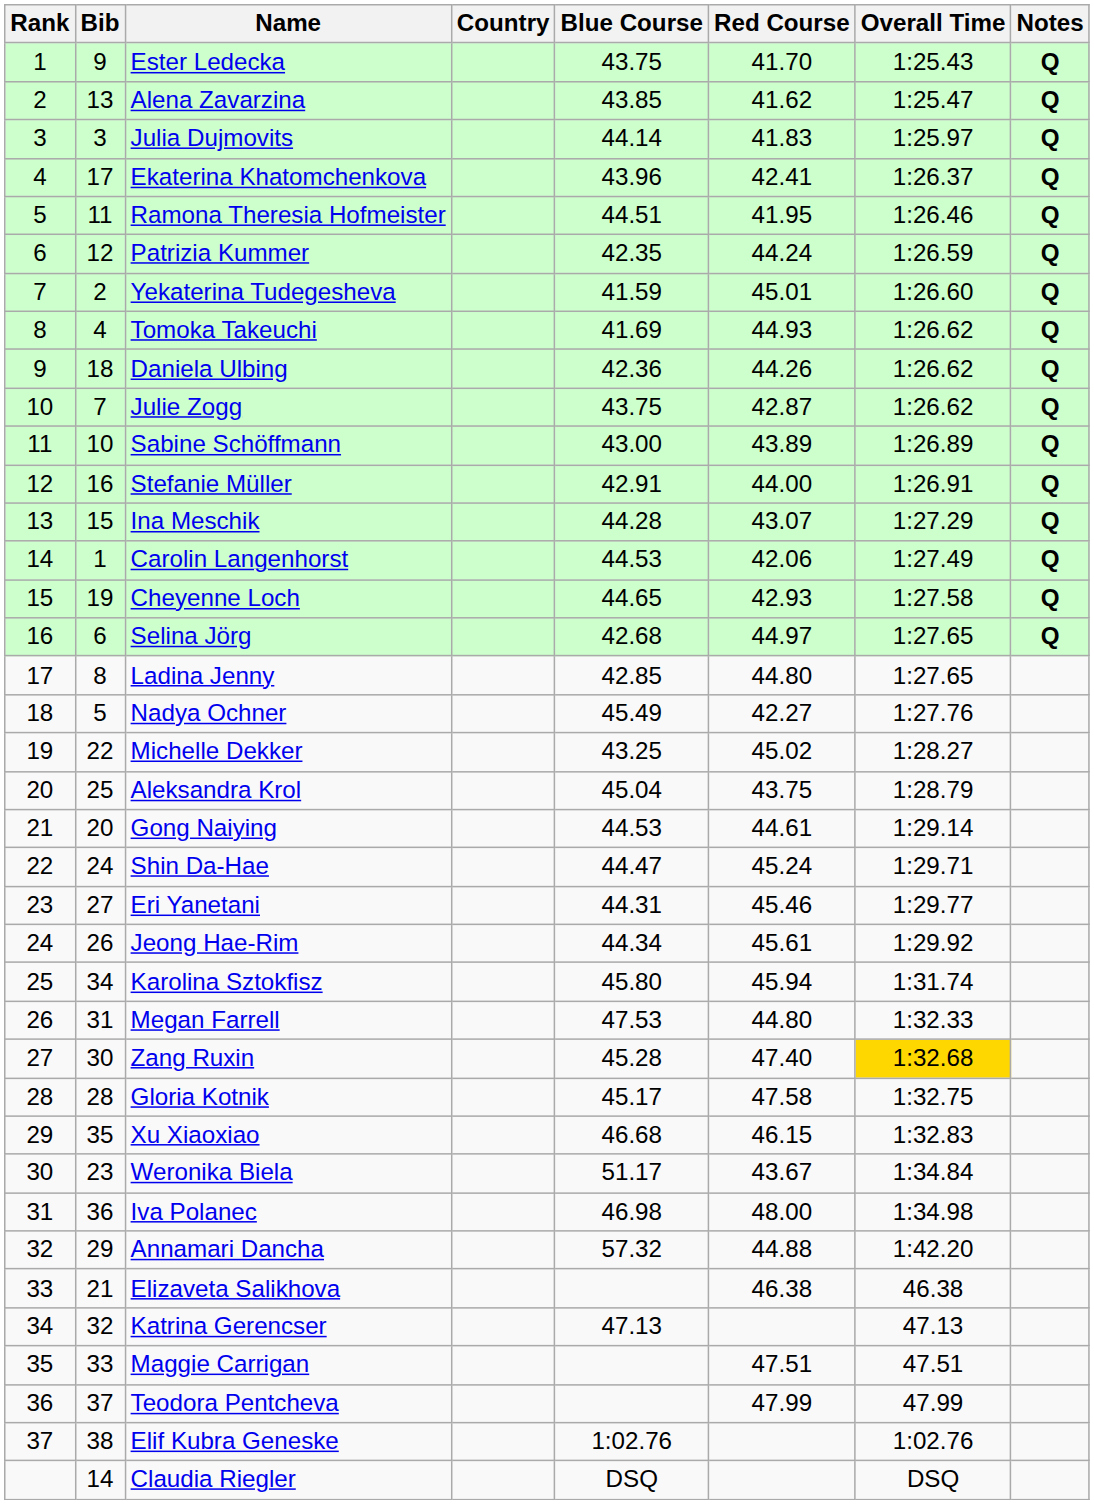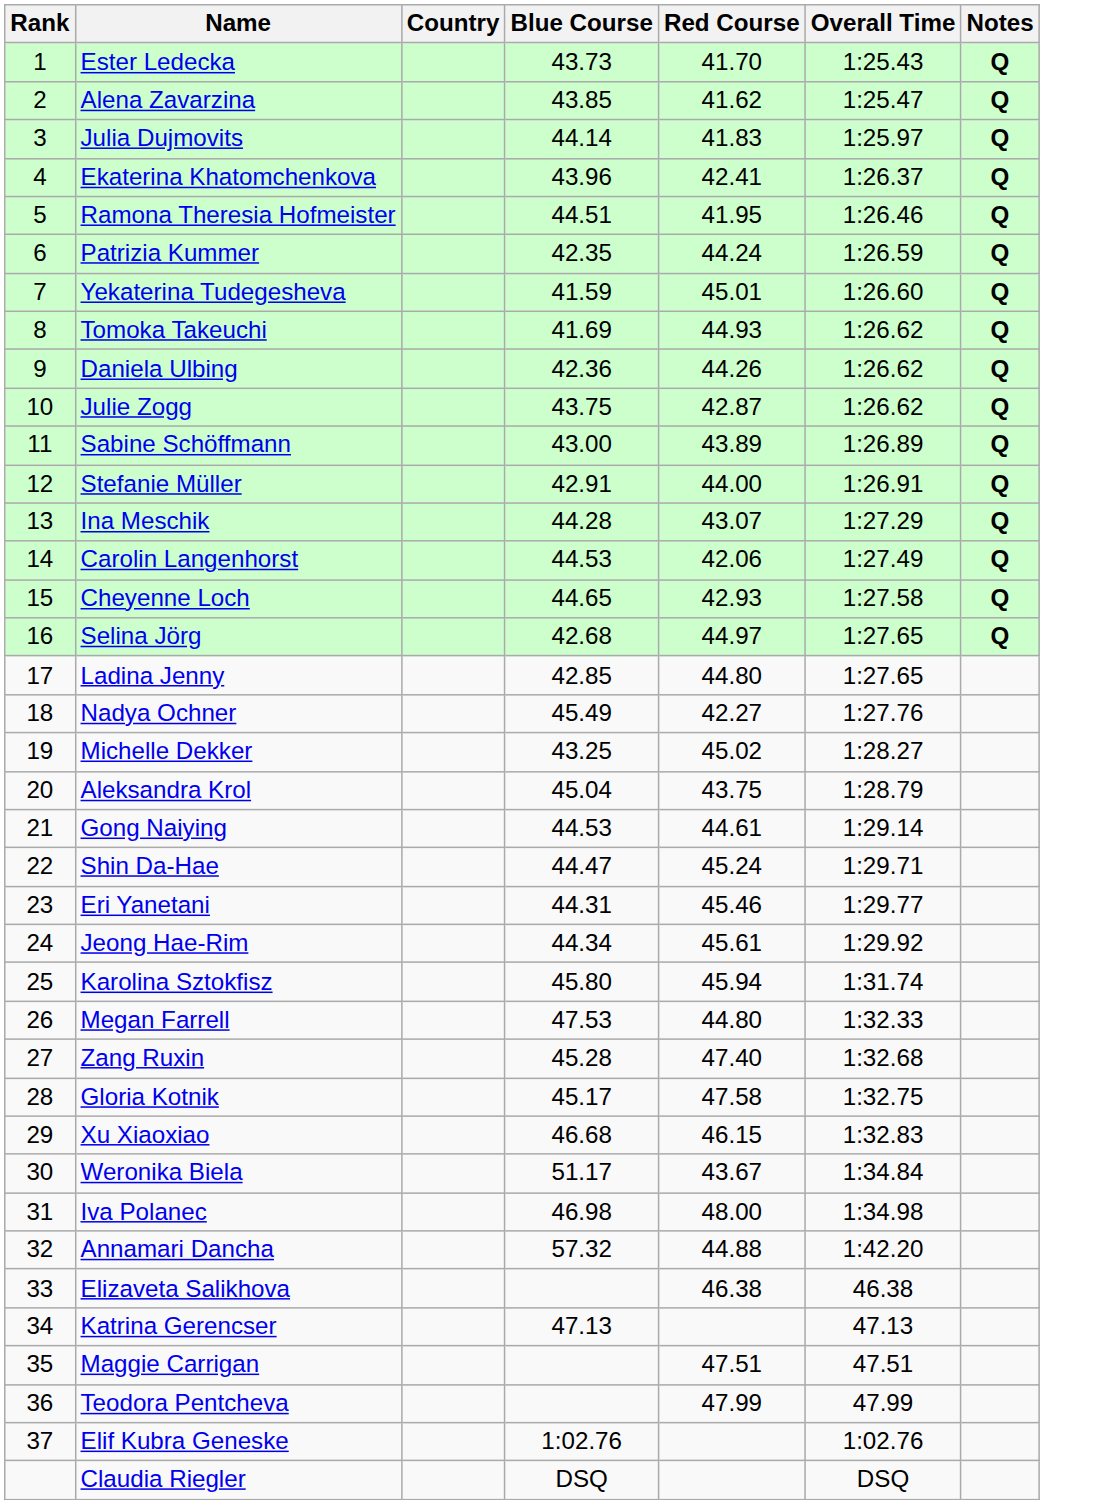- column: (100, 23)
(632, 61) 43.75 -> (582, 61) 43.73
(933, 1058) gold background -> (883, 1058) no background
